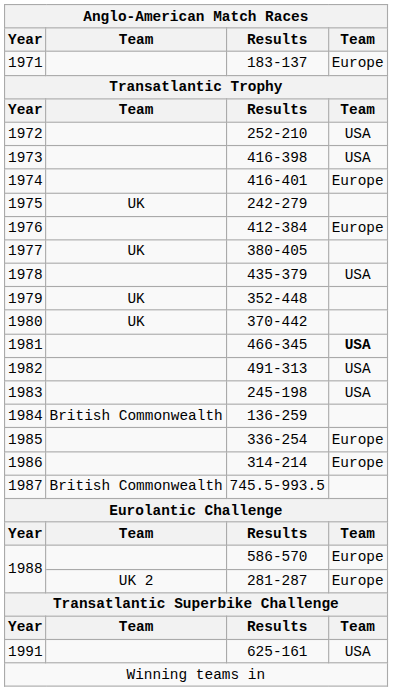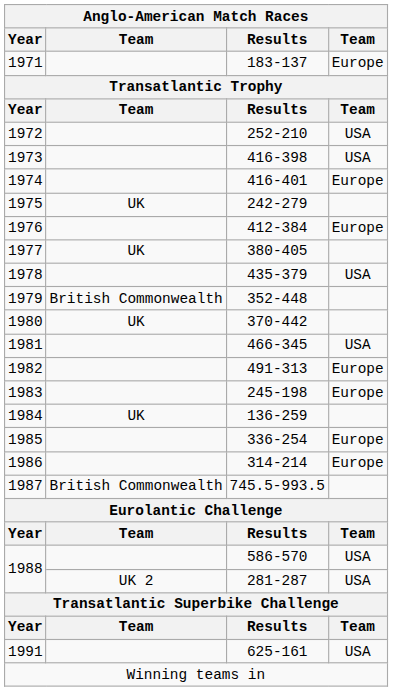(136, 299) UK -> (136, 299) British Commonwealth
(358, 346) bold -> (358, 346) normal
(358, 369) USA -> (358, 369) Europe
(358, 393) USA -> (358, 393) Europe
(136, 416) British Commonwealth -> (136, 416) UK
(358, 557) Europe -> (358, 557) USA
(358, 581) Europe -> (358, 581) USA
